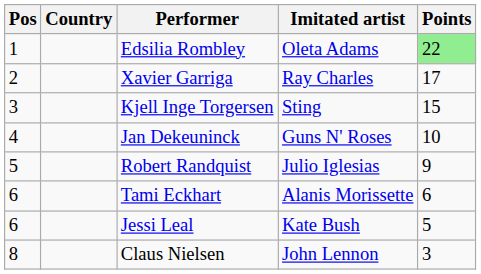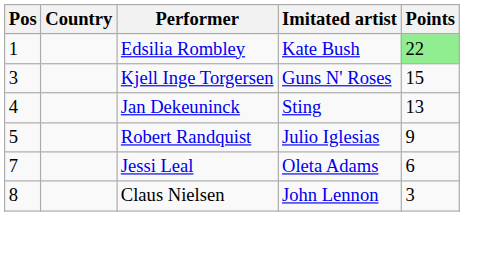(330, 48) Oleta Adams -> (321, 48) Kate Bush
- row: (177, 78)
(302, 107) Sting -> (337, 78) Guns N' Roses
(337, 136) Guns N' Roses -> (302, 107) Sting
(431, 136) 10 -> (415, 107) 13
- row: (171, 195)
(13, 225) 6 -> (13, 166) 7
(321, 225) Kate Bush -> (330, 166) Oleta Adams
(427, 225) 5 -> (410, 166) 6
